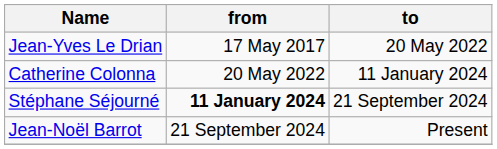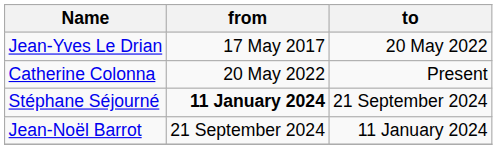(423, 74) 11 January 2024 -> (457, 74) Present
(457, 130) Present -> (423, 130) 11 January 2024
